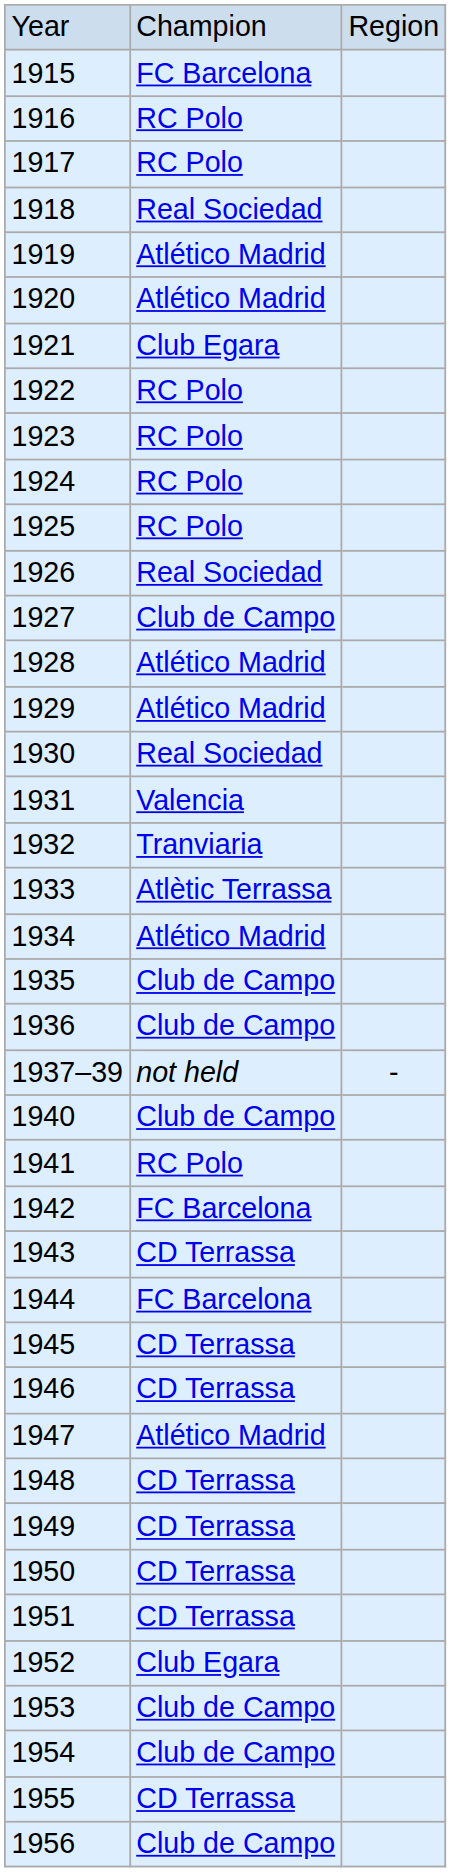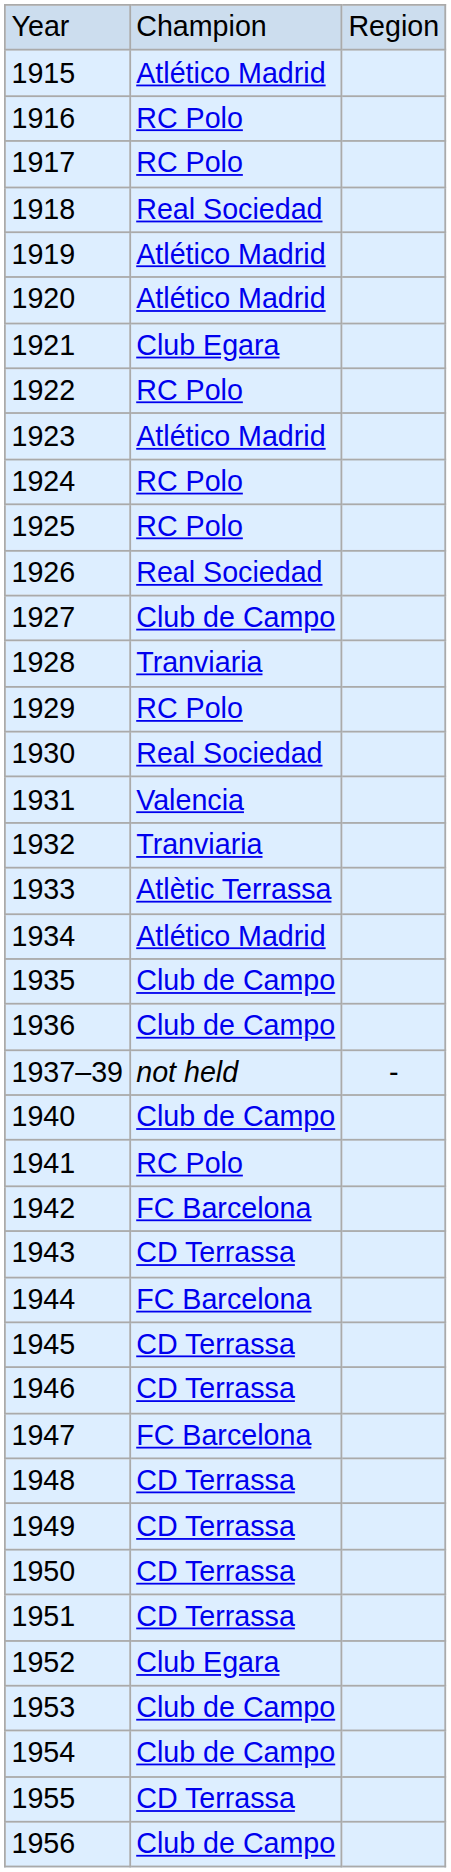(224, 72) FC Barcelona -> (231, 72) Atlético Madrid
(190, 436) RC Polo -> (231, 436) Atlético Madrid
(231, 663) Atlético Madrid -> (199, 663) Tranviaria
(231, 708) Atlético Madrid -> (190, 708) RC Polo
(231, 1435) Atlético Madrid -> (224, 1435) FC Barcelona
